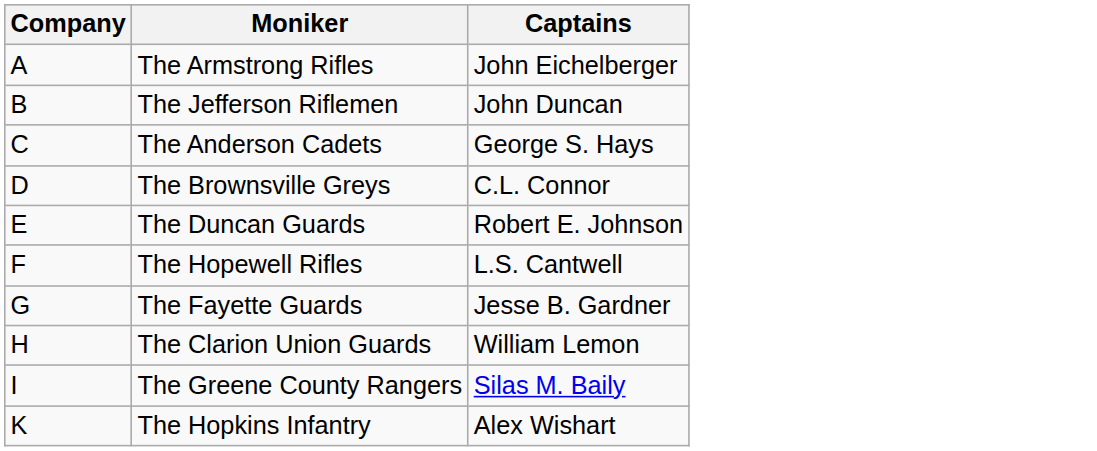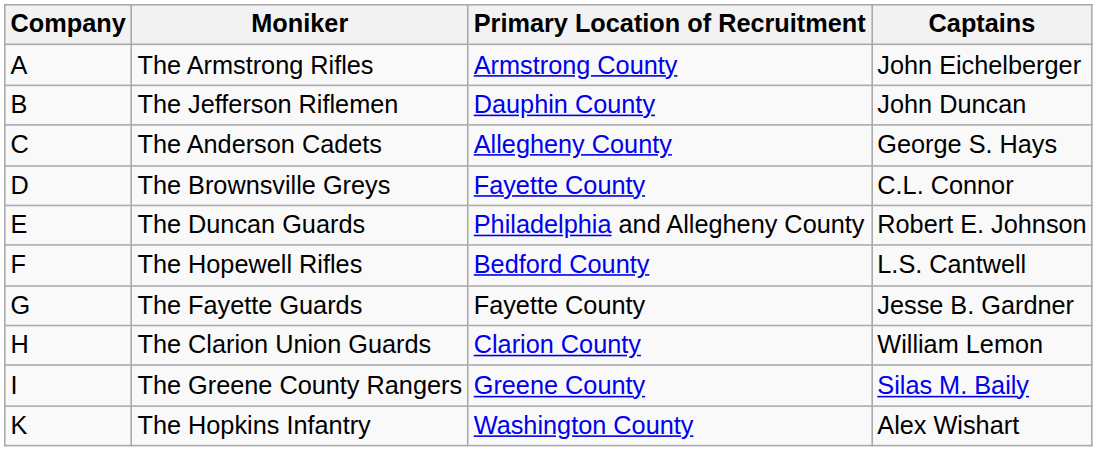+ column: (670, 24)
